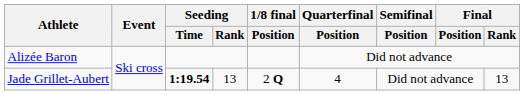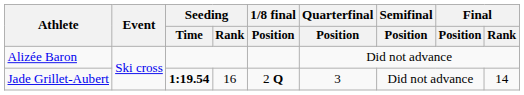(230, 79) 13 -> (230, 79) 16
(338, 79) 4 -> (338, 79) 3
(502, 79) 13 -> (502, 79) 14
